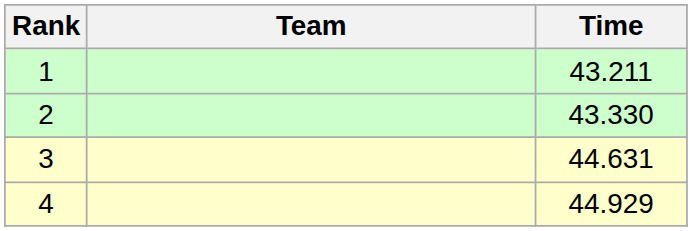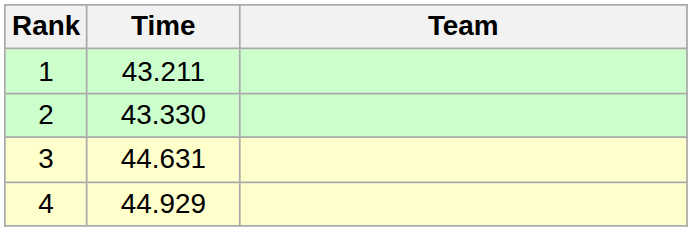columns swapped: (311, 26) <-> (611, 26)
